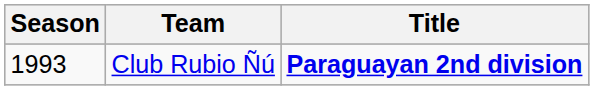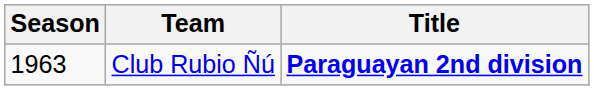(39, 64) 1993 -> (39, 64) 1963
